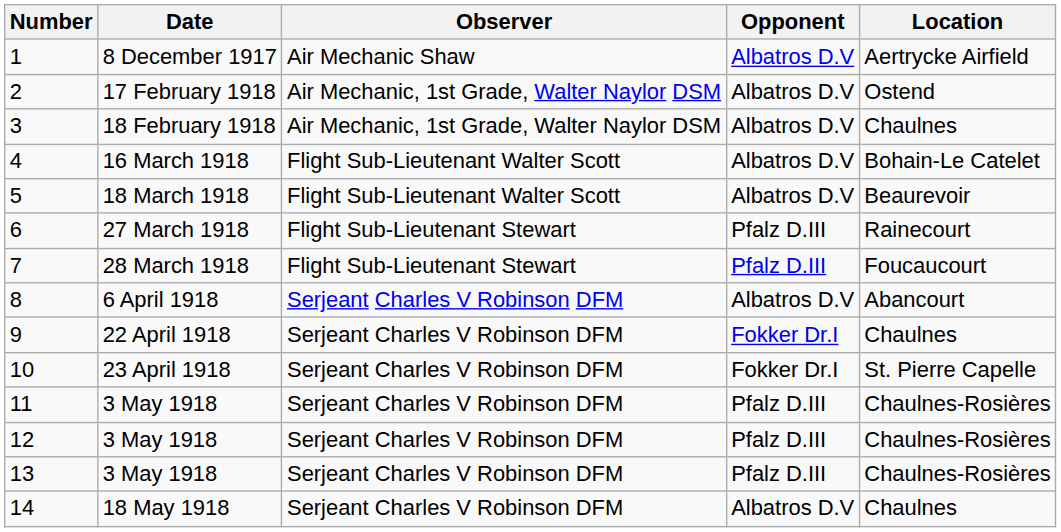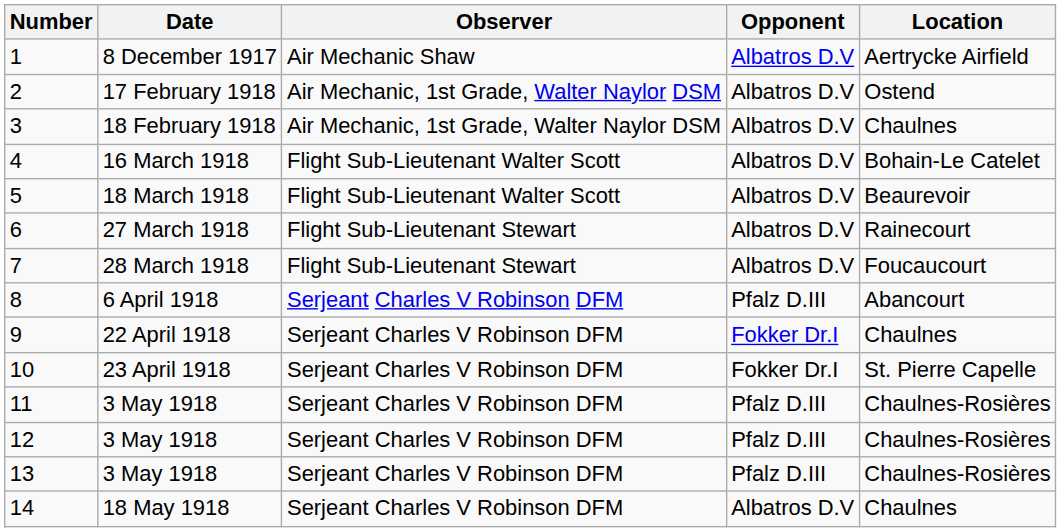(779, 230) Pfalz D.III -> (793, 230) Albatros D.V
(779, 265) Pfalz D.III -> (793, 265) Albatros D.V
(793, 299) Albatros D.V -> (779, 299) Pfalz D.III
